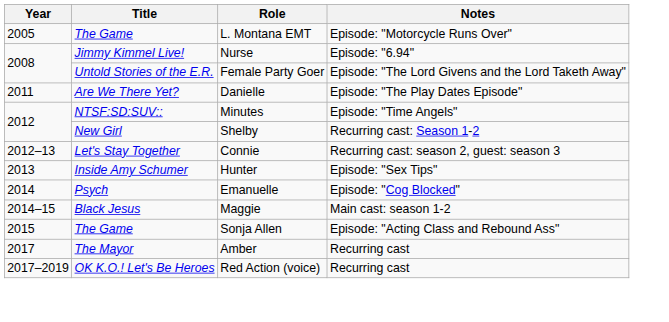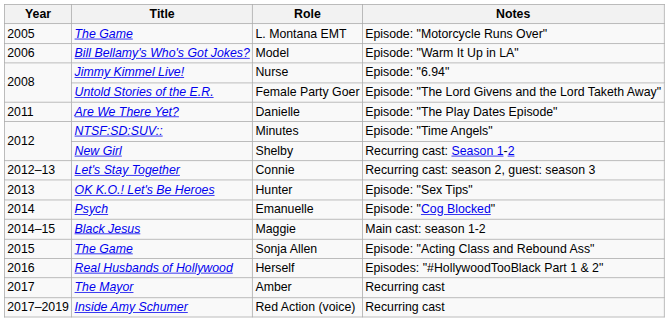+ row: (272, 53)
(131, 170) Inside Amy Schumer -> (145, 190) OK K.O.! Let's Be Heroes
+ row: (275, 268)
(145, 268) OK K.O.! Let's Be Heroes -> (131, 307) Inside Amy Schumer
